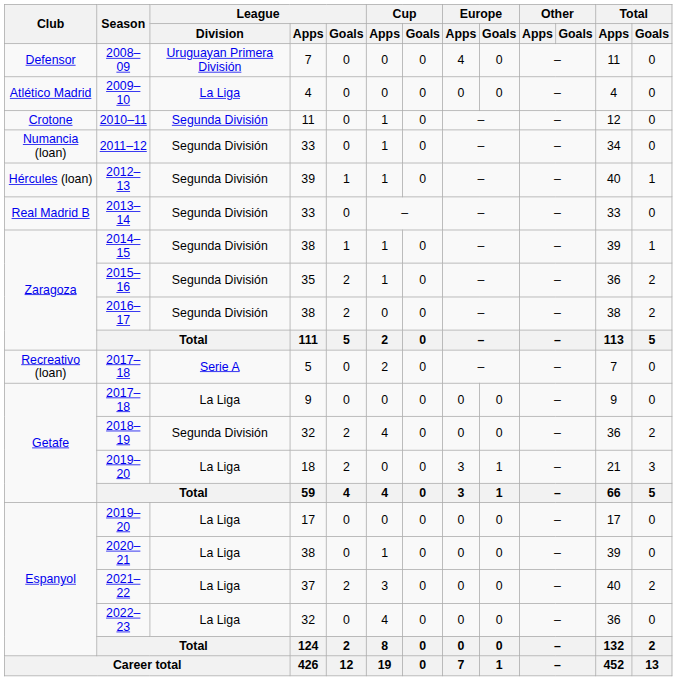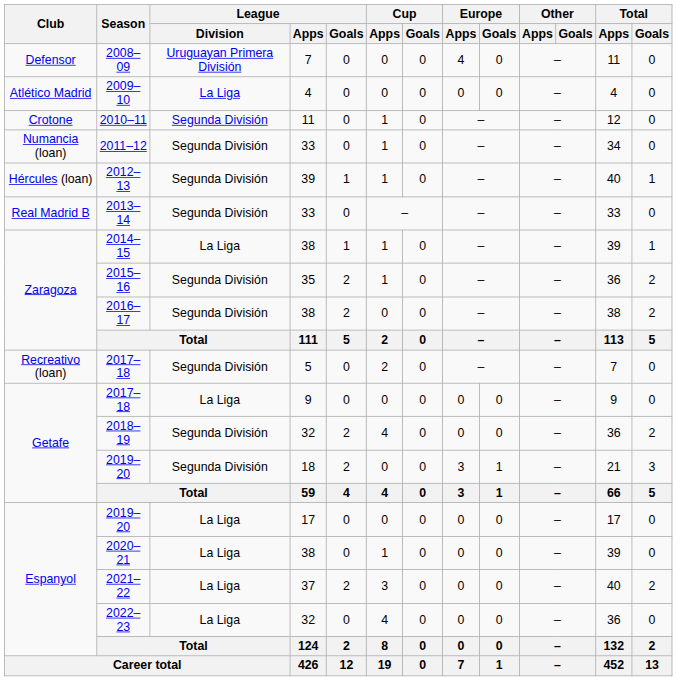(220, 246) Segunda División -> (220, 246) La Liga
(220, 366) Serie A -> (220, 366) Segunda División
(220, 466) La Liga -> (220, 466) Segunda División
